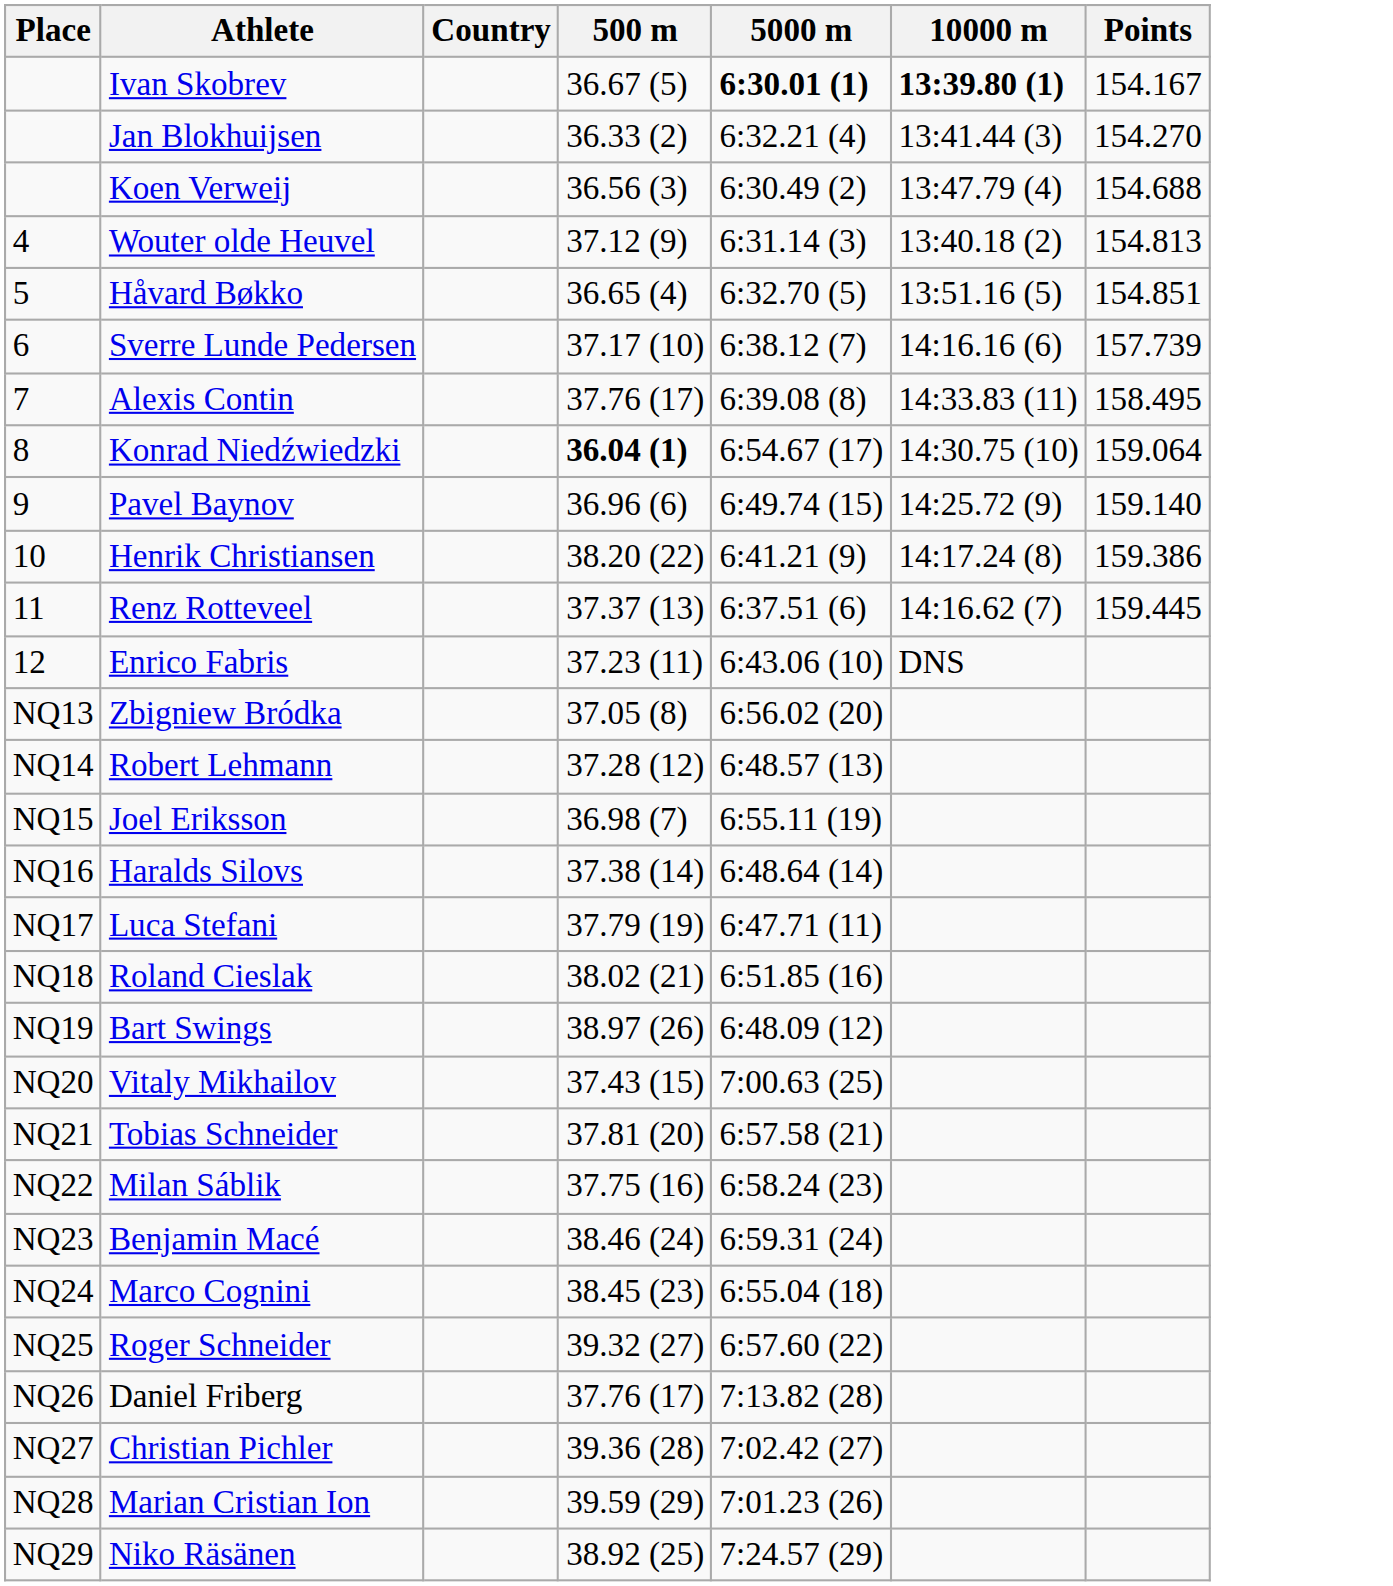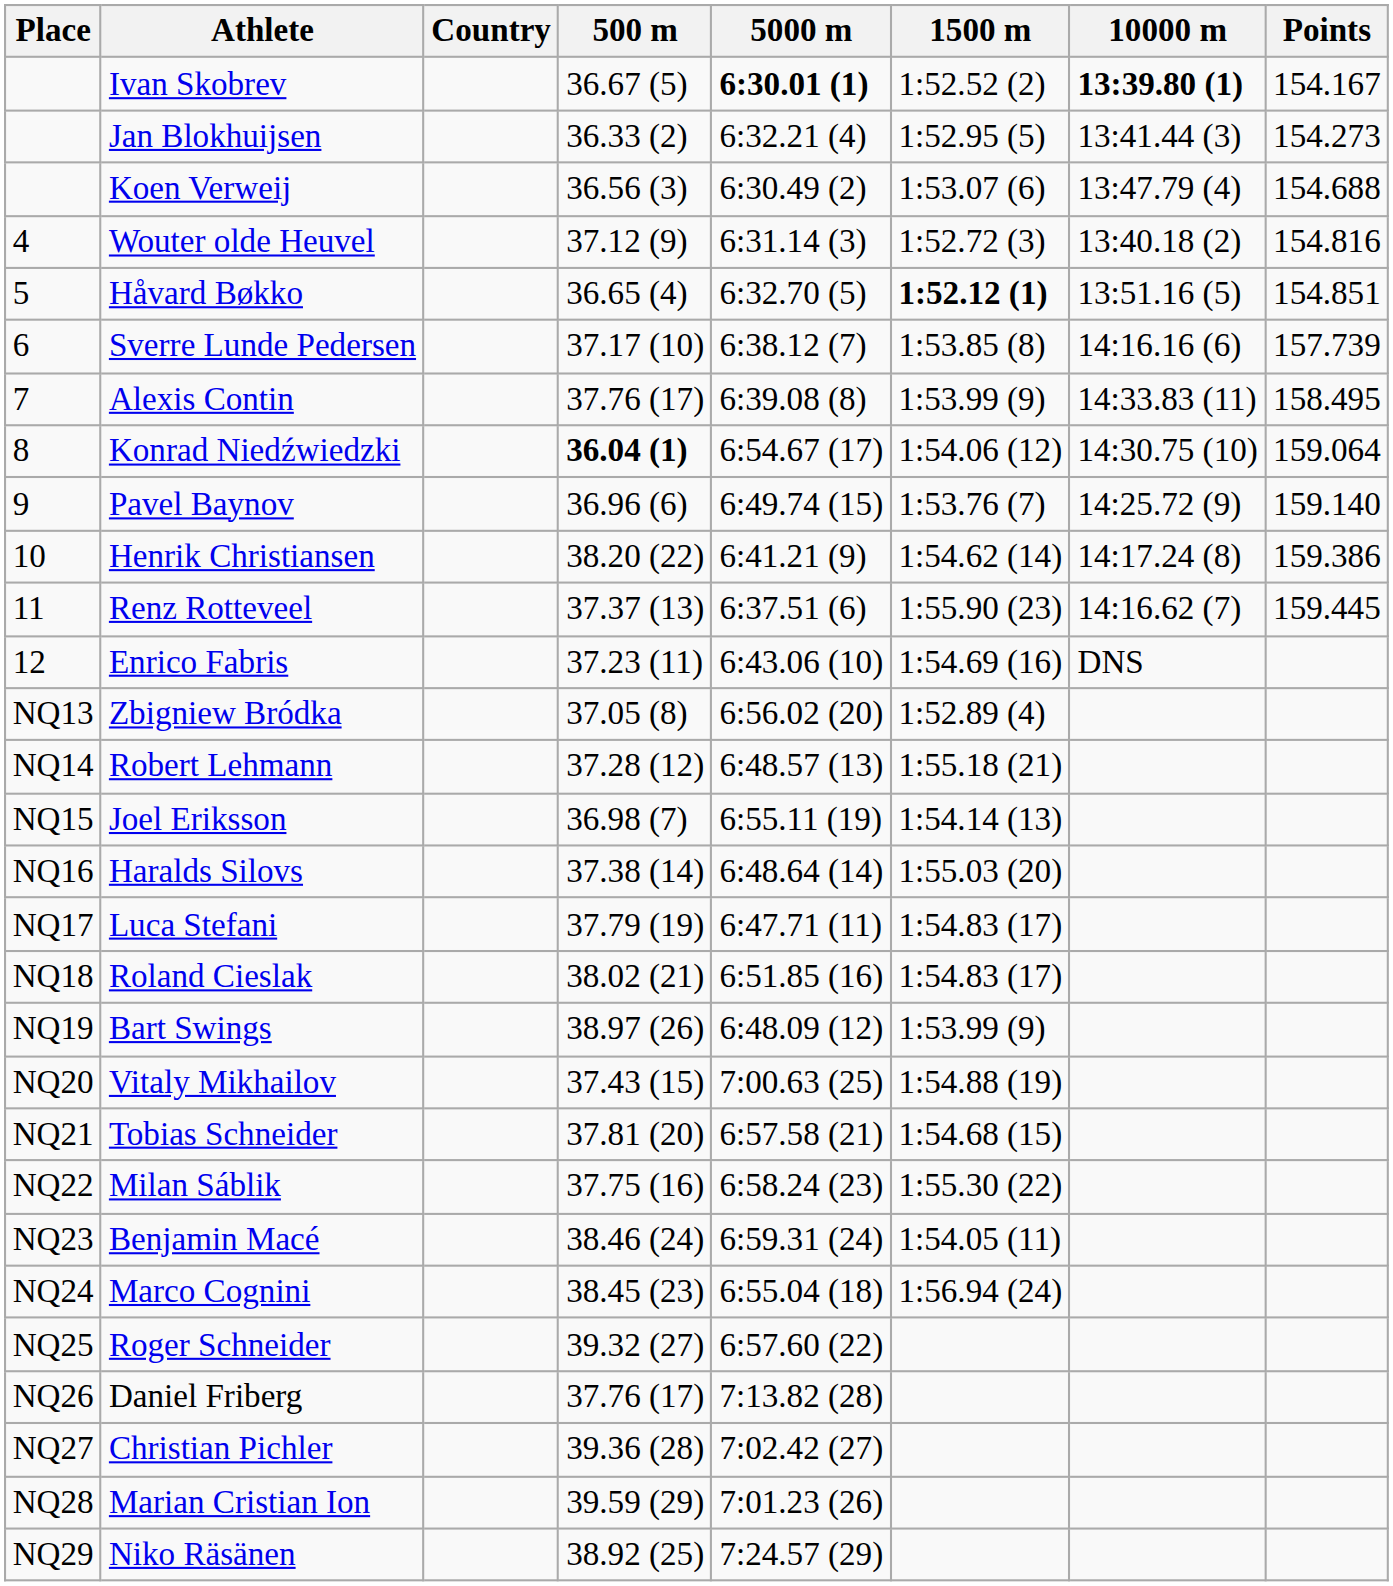+ column: (980, 30)
(1148, 135) 154.270 -> (1327, 135) 154.273
(1148, 240) 154.813 -> (1327, 240) 154.816
